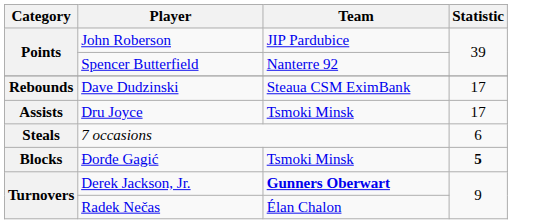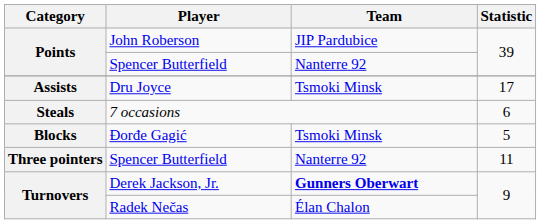- row: (41, 87)
(478, 159) bold -> (506, 135) normal
+ row: (55, 159)
